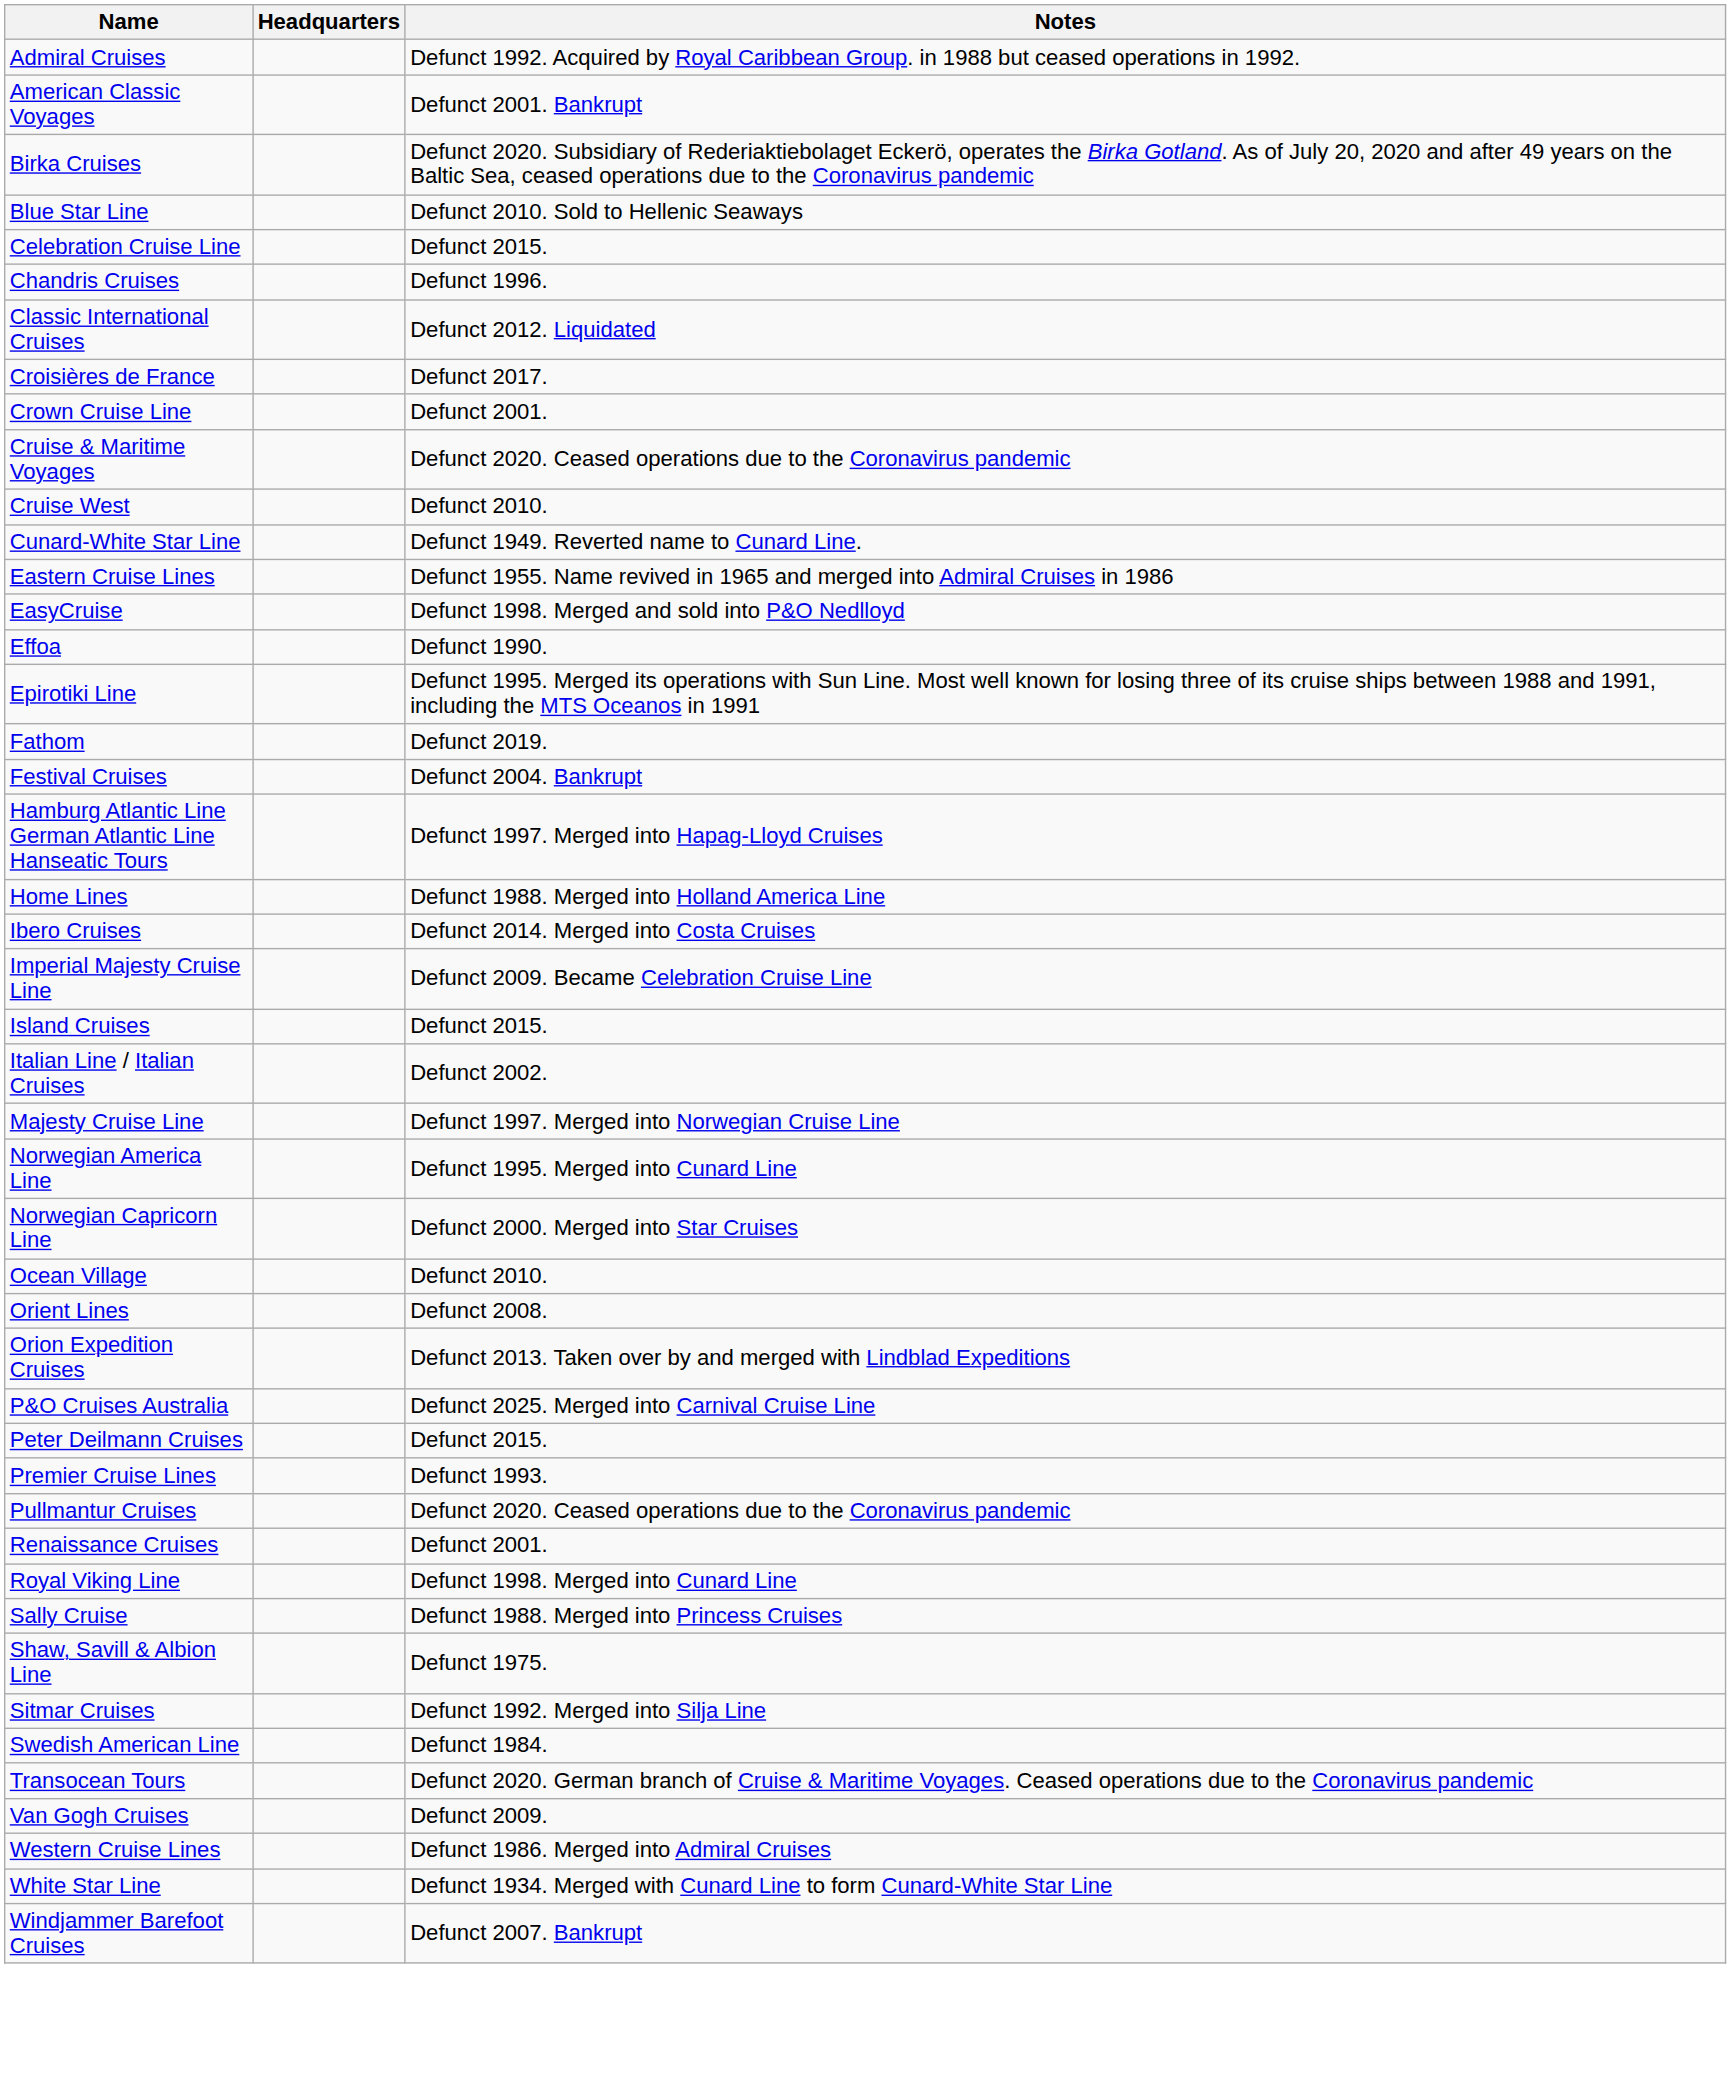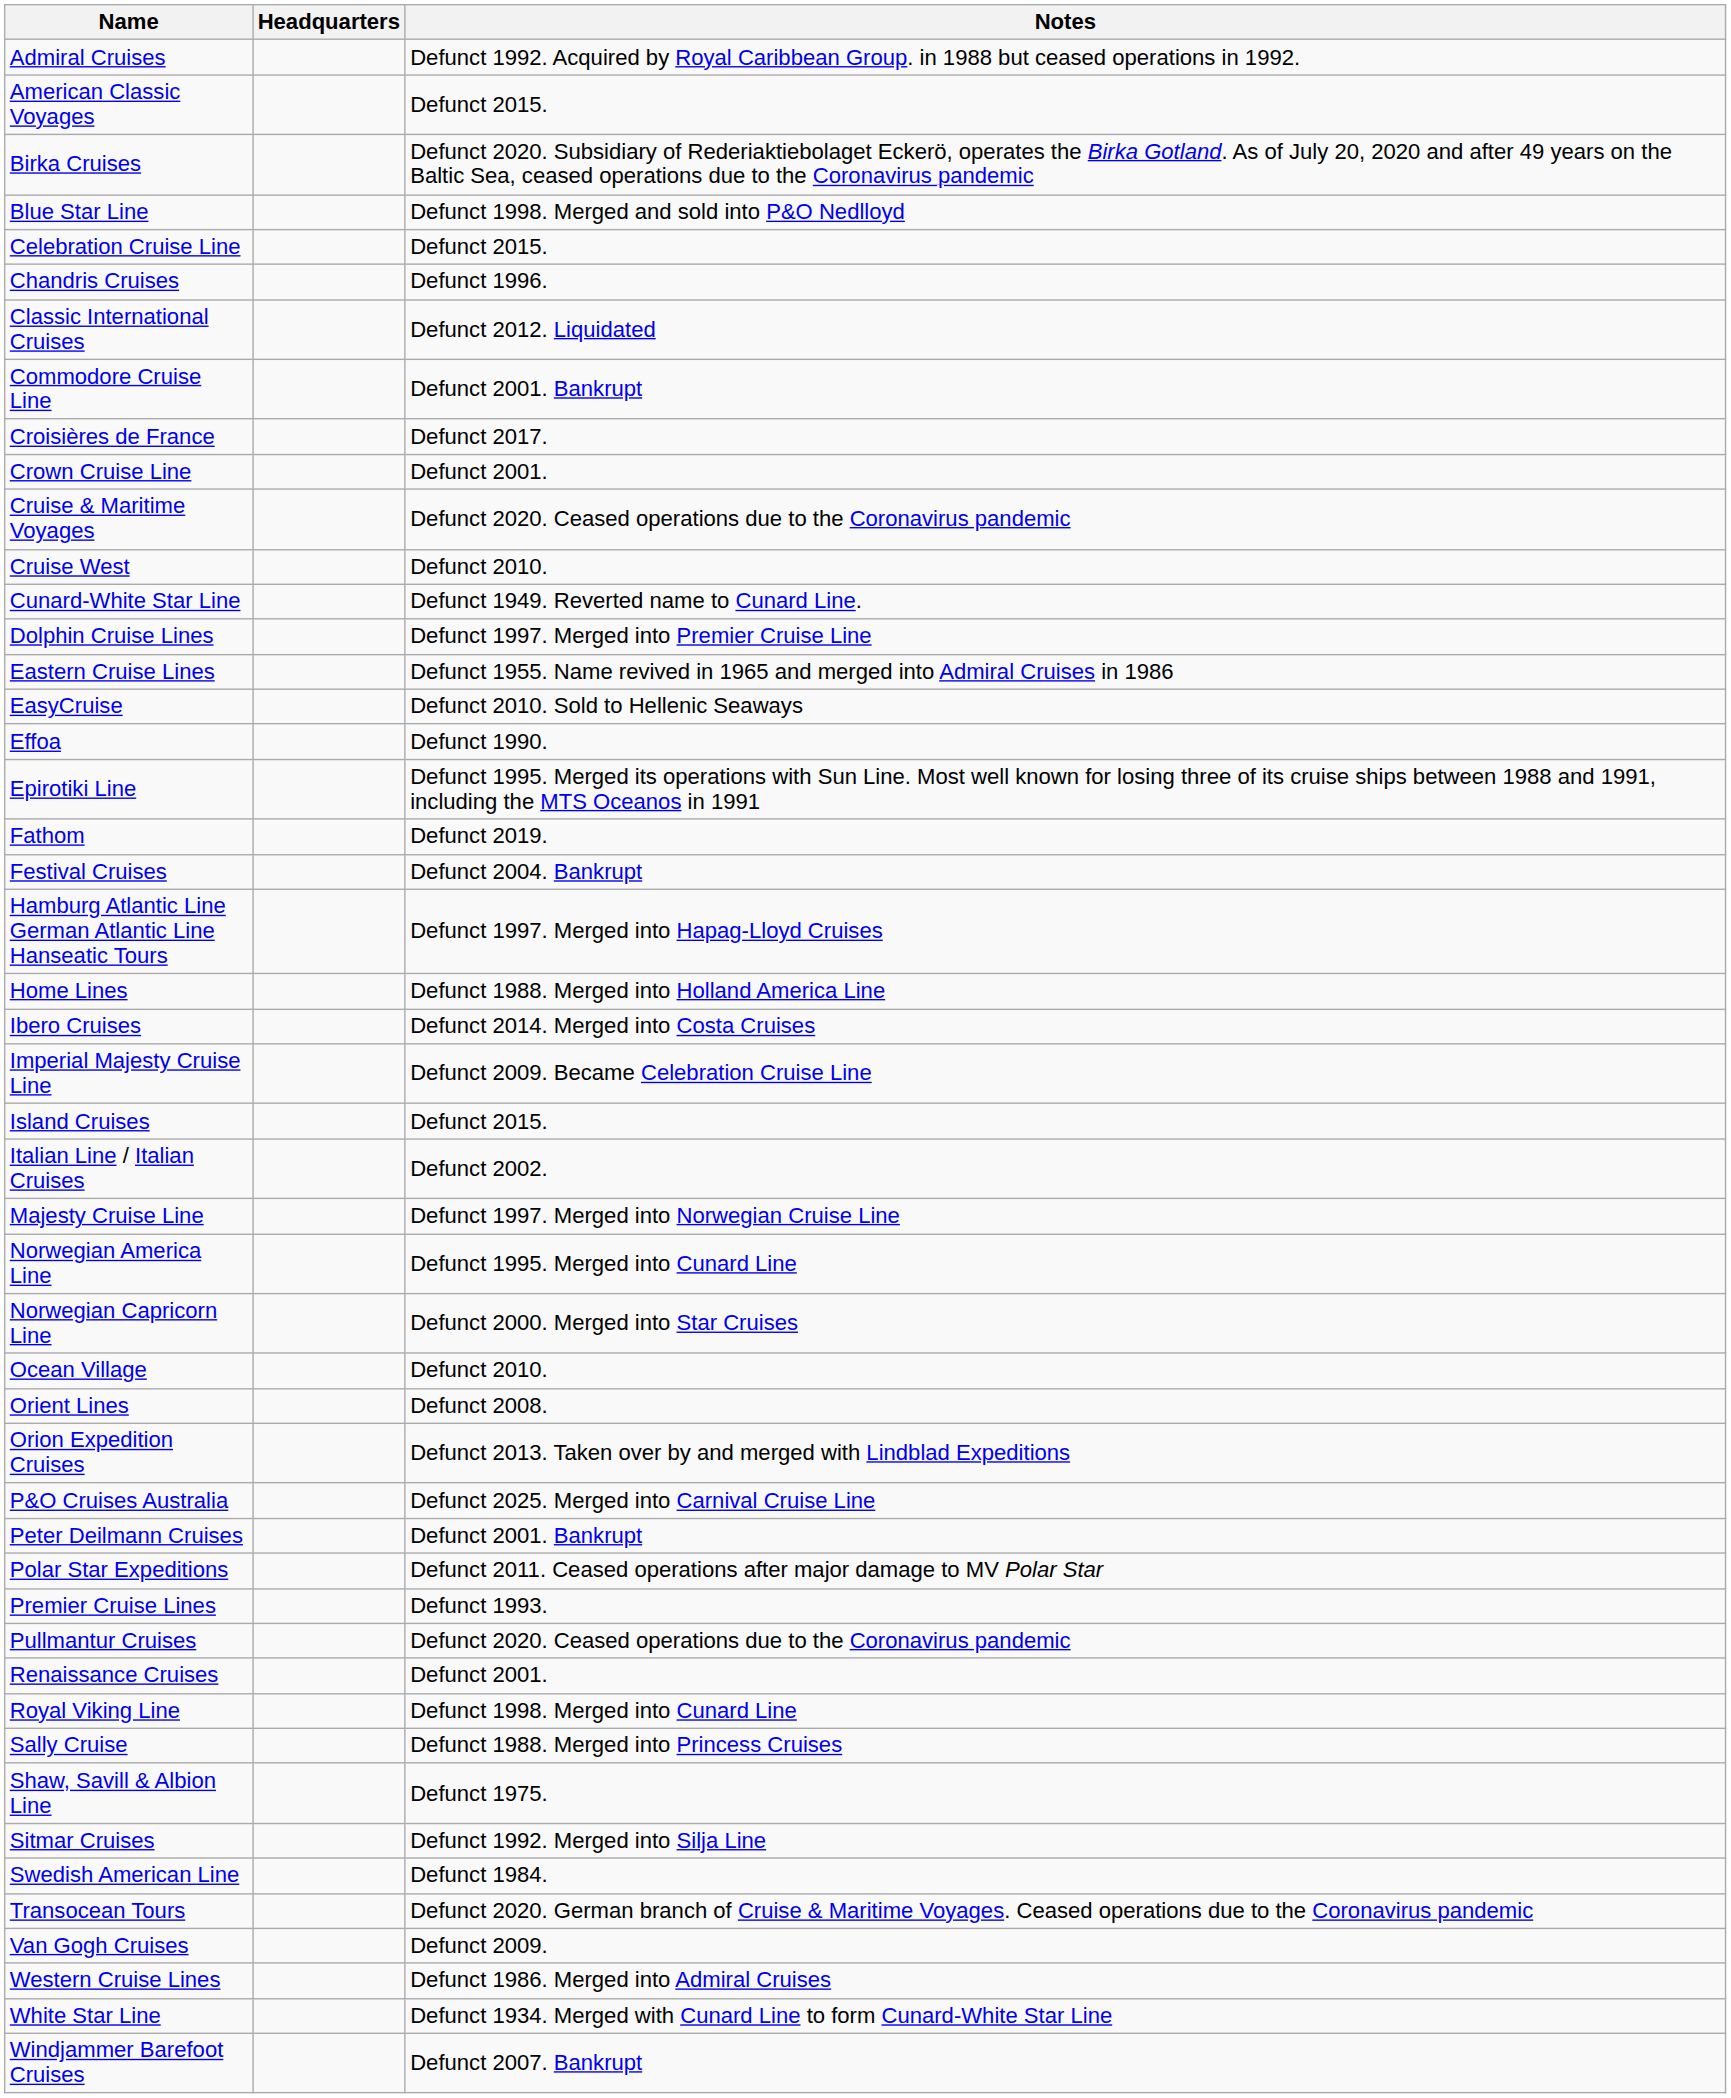(526, 104) Defunct 2001. Bankrupt -> (479, 104) Defunct 2015.
(607, 211) Defunct 2010. Sold to Hellenic Seaways -> (658, 211) Defunct 1998. Merged and sold into P&O Nedlloyd
+ row: (105, 389)
+ row: (112, 636)
(658, 611) Defunct 1998. Merged and sold into P&O Nedlloyd -> (607, 706) Defunct 2010. Sold to Hellenic Seaways
(479, 1440) Defunct 2015. -> (526, 1535) Defunct 2001. Bankrupt
+ row: (119, 1570)
